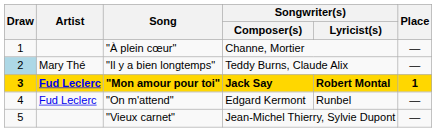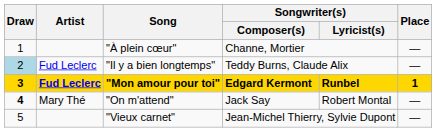(62, 65) Mary Thé -> (68, 65) Fud Leclerc
(249, 83) Jack Say -> (268, 83) Edgard Kermont
(353, 83) Robert Montal -> (341, 83) Runbel
(20, 100) normal -> (20, 100) bold
(68, 100) Fud Leclerc -> (62, 100) Mary Thé
(265, 100) Edgard Kermont -> (248, 100) Jack Say
(334, 100) Runbel -> (357, 100) Robert Montal
